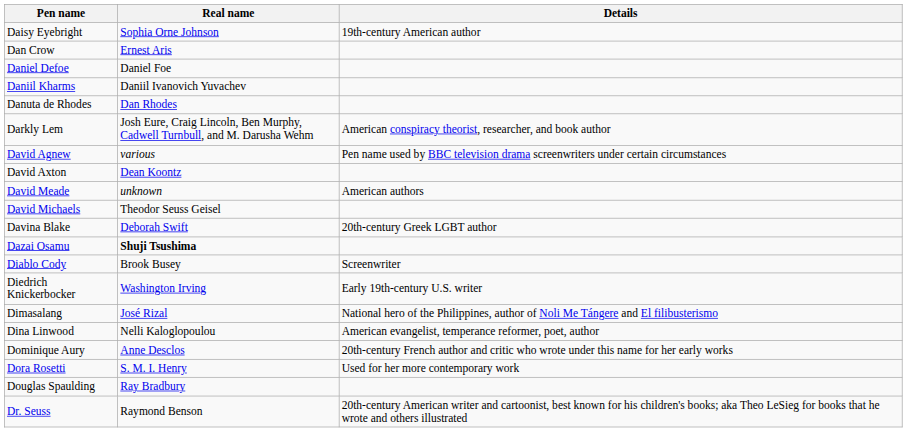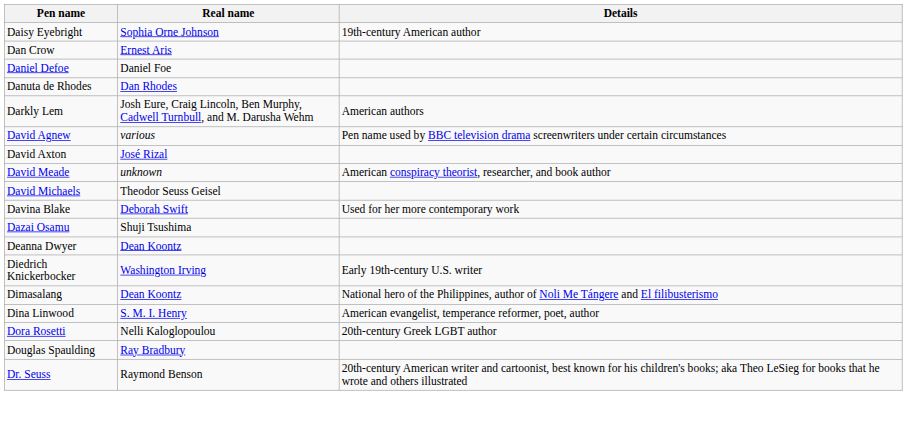- row: (41, 86)
(476, 129) American conspiracy theorist, researcher, and book author -> (383, 111) American authors
(151, 172) Dean Koontz -> (144, 154) José Rizal
(383, 191) American authors -> (476, 172) American conspiracy theorist, researcher, and book author
(419, 227) 20th-century Greek LGBT author -> (430, 209) Used for her more contemporary work
(158, 245) bold -> (156, 227) normal
+ row: (42, 245)
- row: (37, 264)
(144, 313) José Rizal -> (151, 295) Dean Koontz
(168, 331) Nelli Kaloglopoulou -> (154, 313) S. M. I. Henry
- row: (46, 350)
(154, 368) S. M. I. Henry -> (168, 331) Nelli Kaloglopoulou
(430, 368) Used for her more contemporary work -> (419, 331) 20th-century Greek LGBT author
